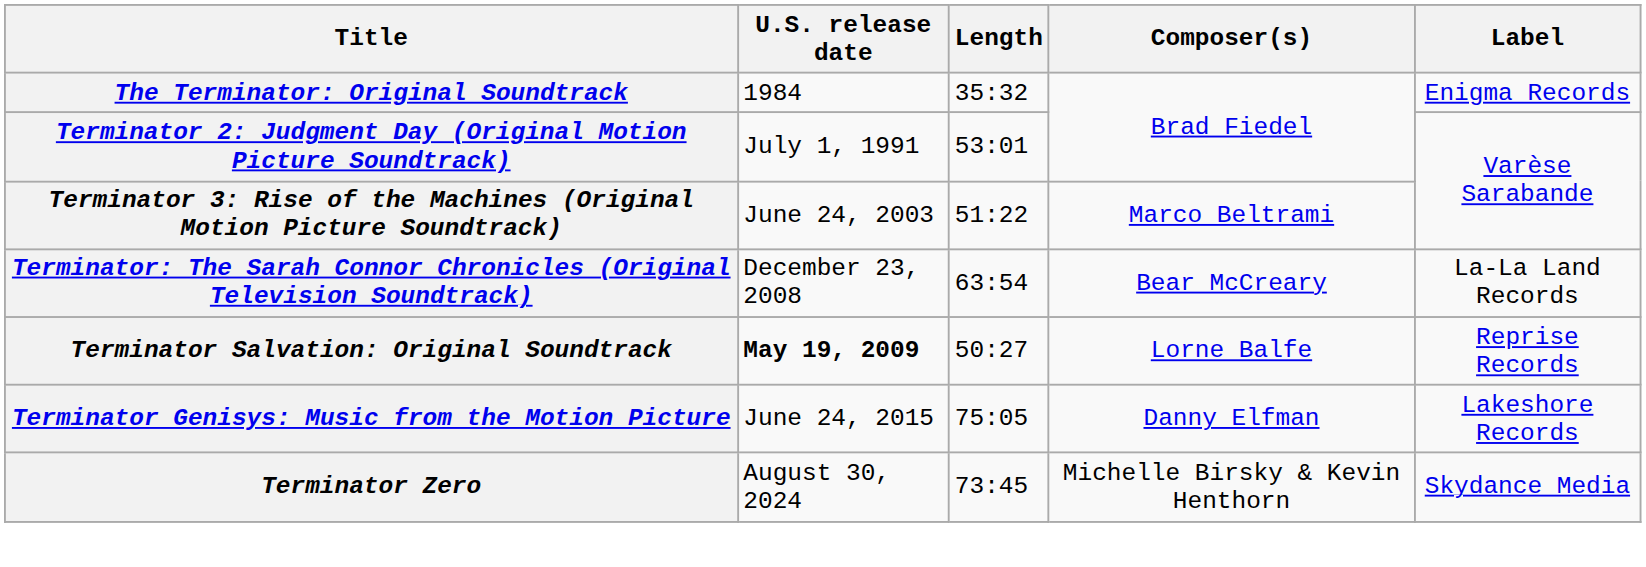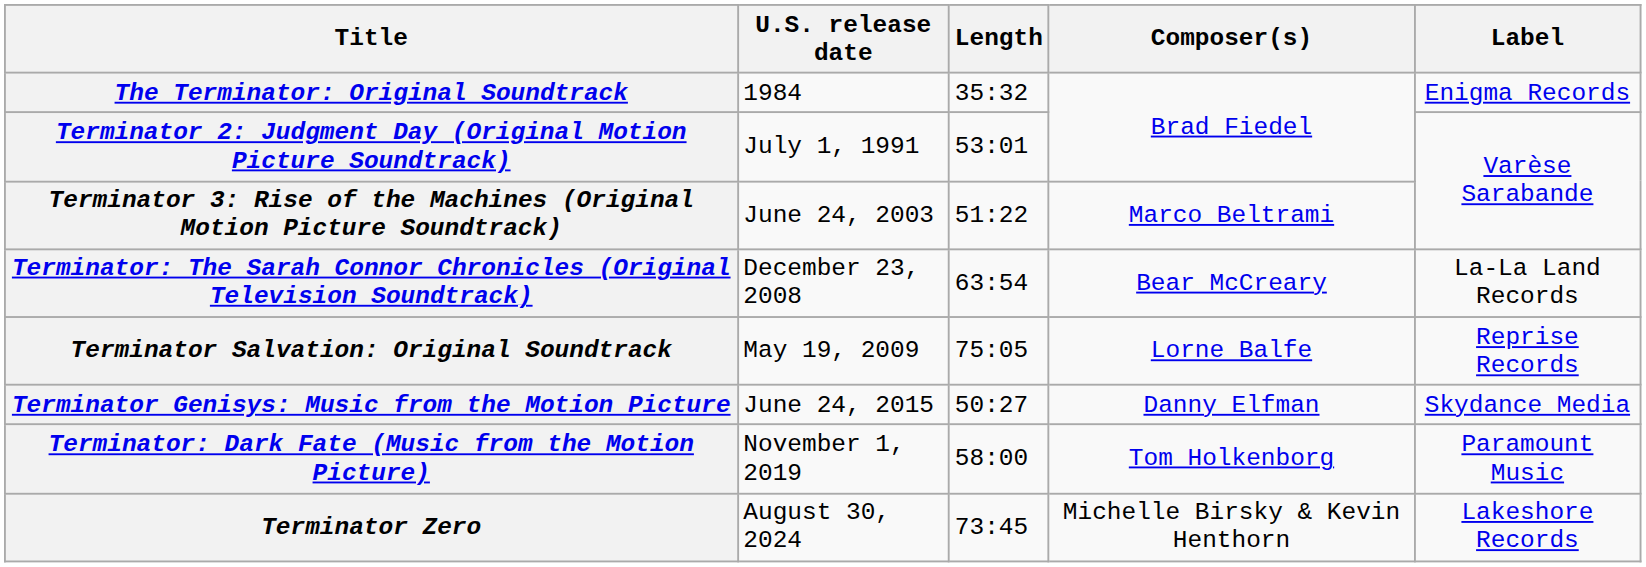(831, 351) bold -> (831, 351) normal
(992, 351) 50:27 -> (992, 351) 75:05
(992, 419) 75:05 -> (992, 405) 50:27
(1527, 419) Lakeshore Records -> (1527, 405) Skydance Media
+ row: (371, 459)
(1527, 487) Skydance Media -> (1527, 527) Lakeshore Records
